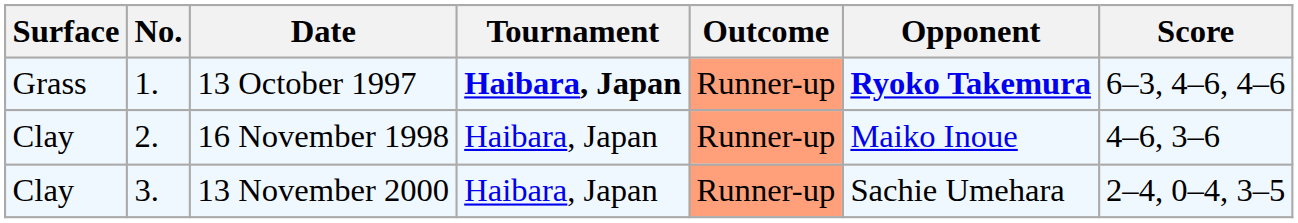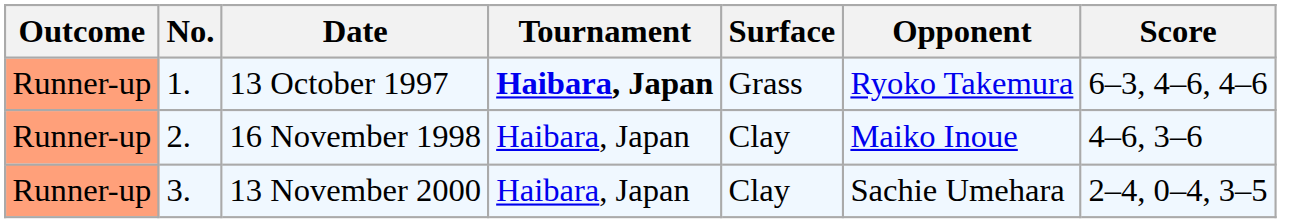columns swapped: (766, 30) <-> (66, 30)
(971, 83) bold -> (962, 83) normal
